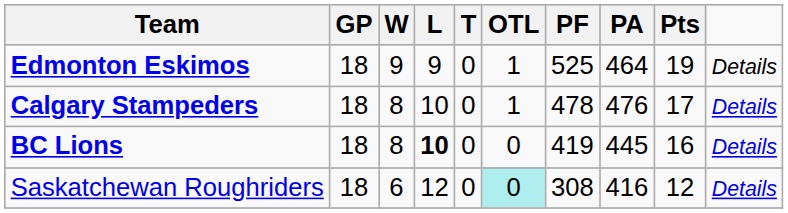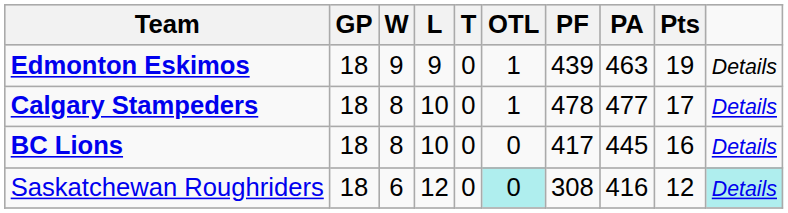(572, 65) 525 -> (572, 65) 439
(627, 65) 464 -> (627, 65) 463
(627, 106) 476 -> (627, 106) 477
(435, 146) bold -> (435, 146) normal
(572, 146) 419 -> (572, 146) 417
(744, 188) no background -> (744, 188) paleturquoise background
